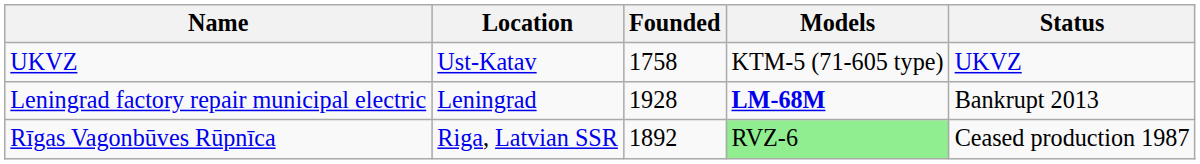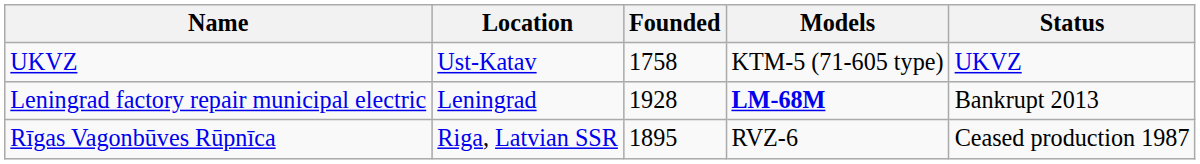(653, 138) 1892 -> (653, 138) 1895
(765, 138) lightgreen background -> (765, 138) no background
